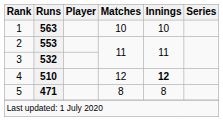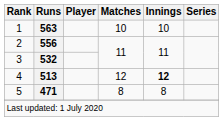(49, 44) 553 -> (49, 44) 556
(49, 76) 510 -> (49, 76) 513
